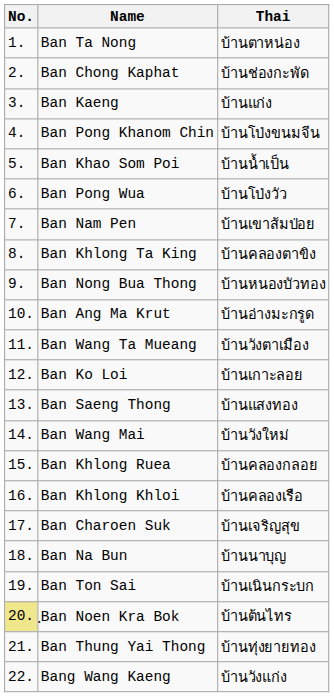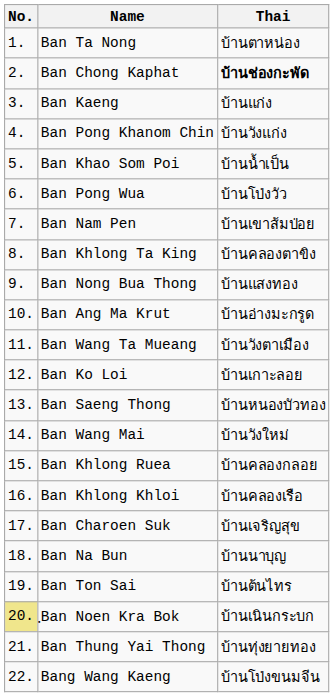(265, 74) normal -> (265, 74) bold
(270, 135) บ้านโป่งขนมจีน -> (254, 135) บ้านวังแก่ง
(273, 286) บ้านหนองบัวทอง -> (259, 286) บ้านแสงทอง
(259, 406) บ้านแสงทอง -> (273, 406) บ้านหนองบัวทอง
(268, 587) บ้านเนินกระบก -> (256, 587) บ้านต้นไทร
(256, 618) บ้านต้นไทร -> (268, 618) บ้านเนินกระบก
(254, 678) บ้านวังแก่ง -> (270, 678) บ้านโป่งขนมจีน
